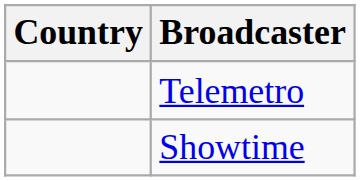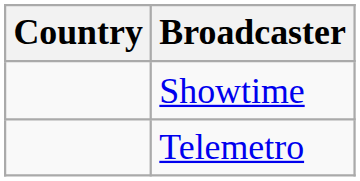rows swapped: (232, 89) <-> (232, 146)
